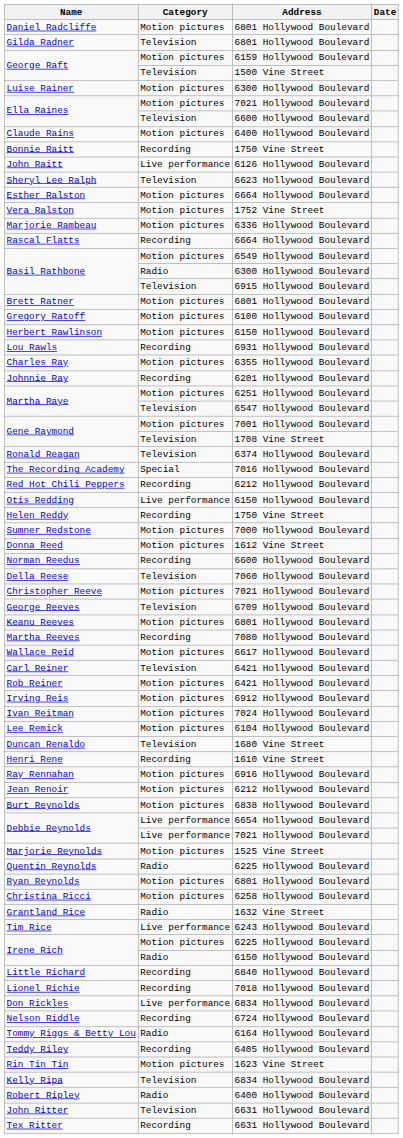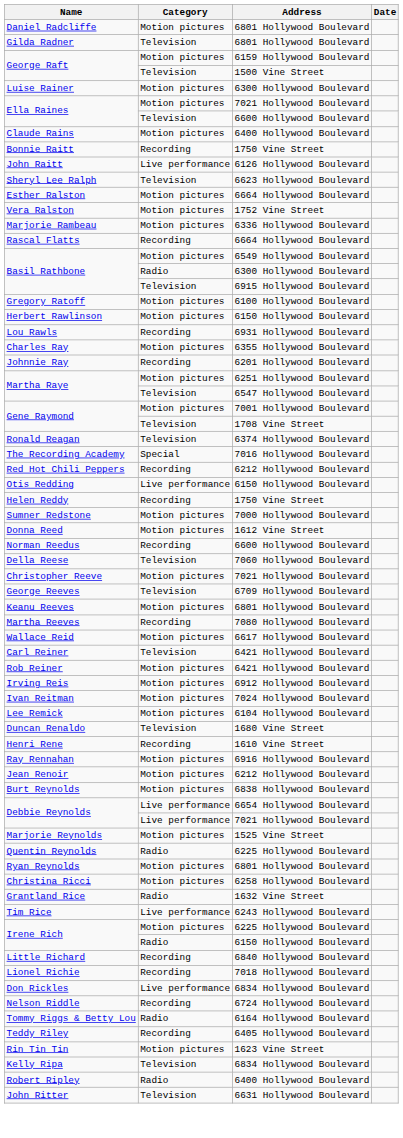- row: (40, 302)
- row: (35, 1126)
